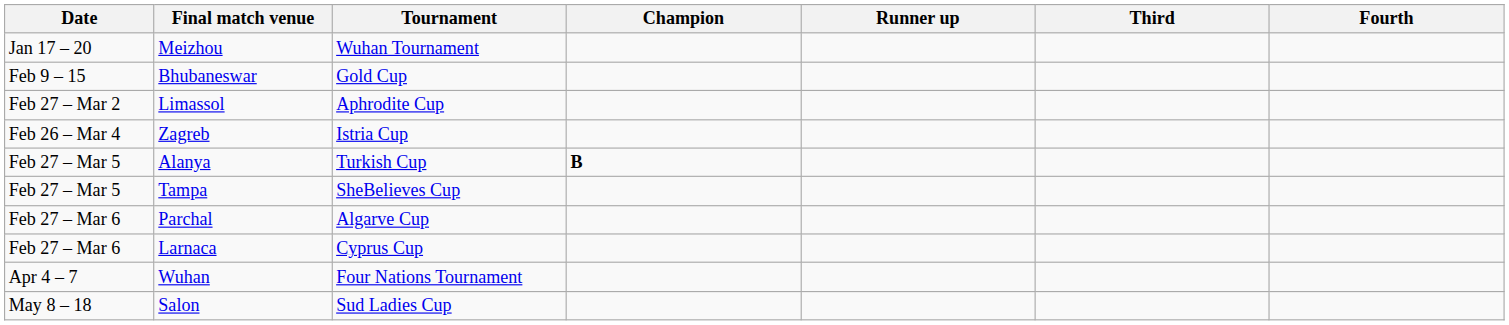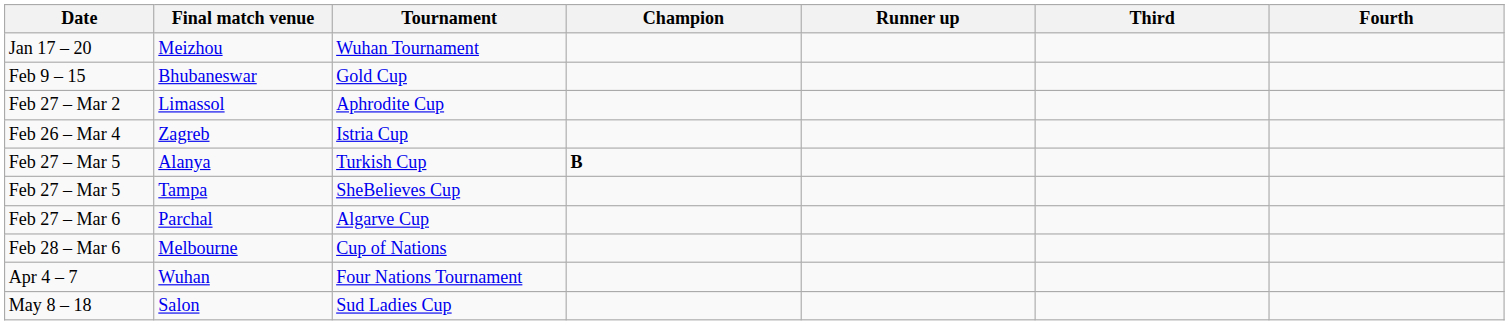- row: (187, 248)
+ row: (198, 248)
